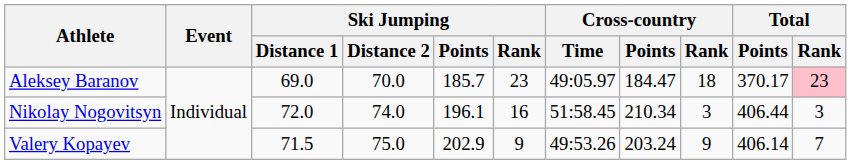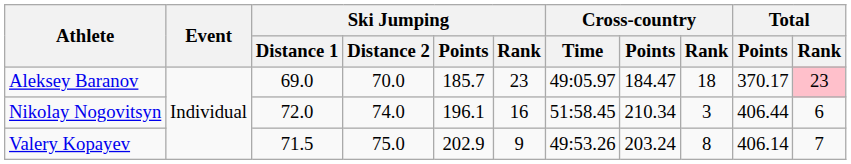(819, 112) 3 -> (819, 112) 6
(707, 143) 9 -> (707, 143) 8
